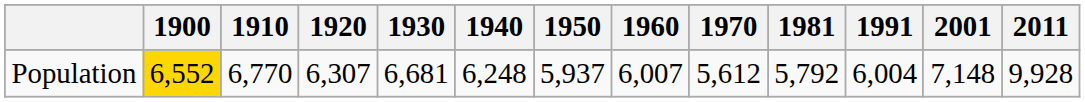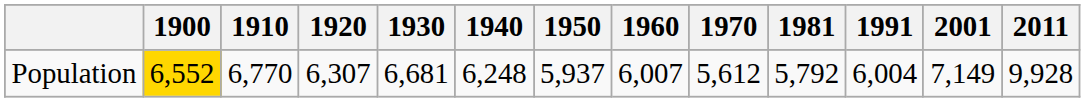(963, 73) 7,148 -> (963, 73) 7,149
